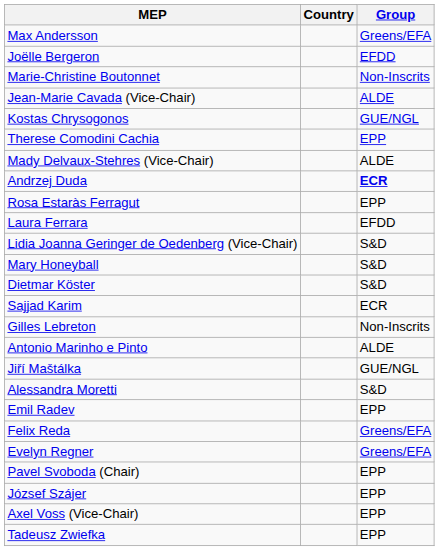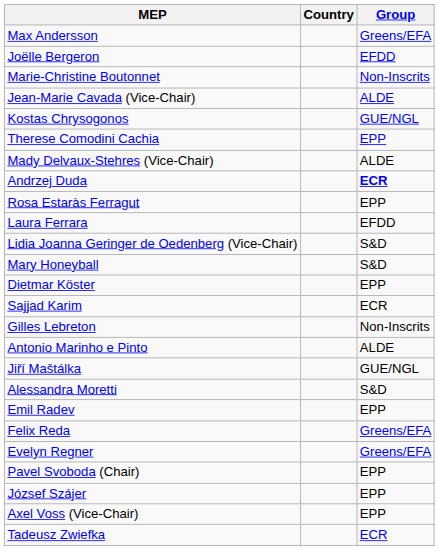(373, 285) S&D -> (373, 285) EPP
(373, 535) EPP -> (374, 535) ECR
